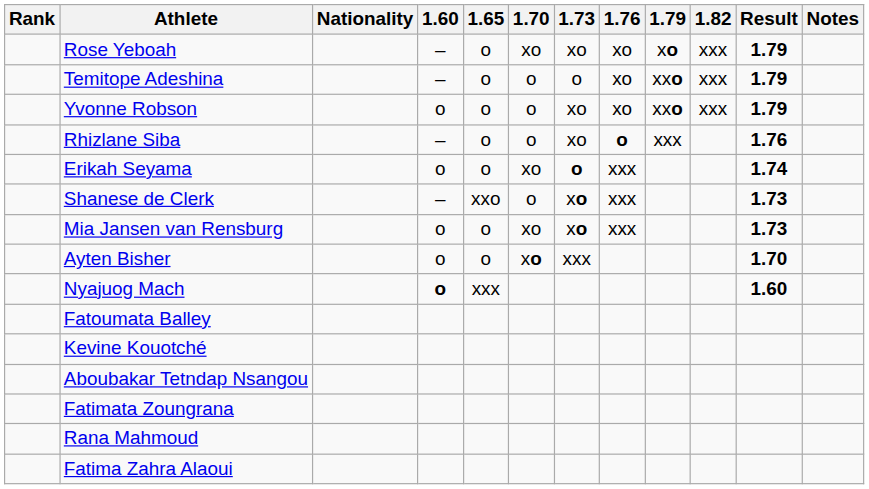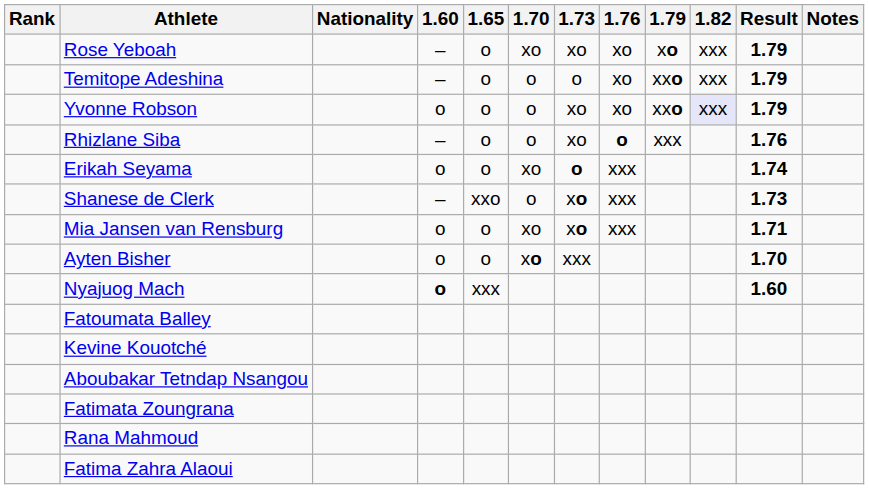(713, 109) no background -> (713, 109) lavender background
(769, 229) 1.73 -> (769, 229) 1.71
